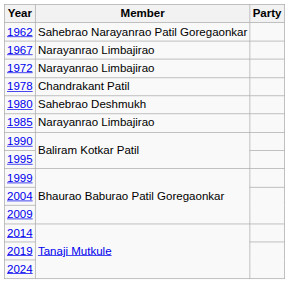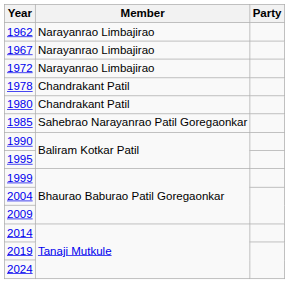(143, 31) Sahebrao Narayanrao Patil Goregaonkar -> (96, 31) Narayanrao Limbajirao
(92, 104) Sahebrao Deshmukh -> (84, 104) Chandrakant Patil
(96, 123) Narayanrao Limbajirao -> (143, 123) Sahebrao Narayanrao Patil Goregaonkar
